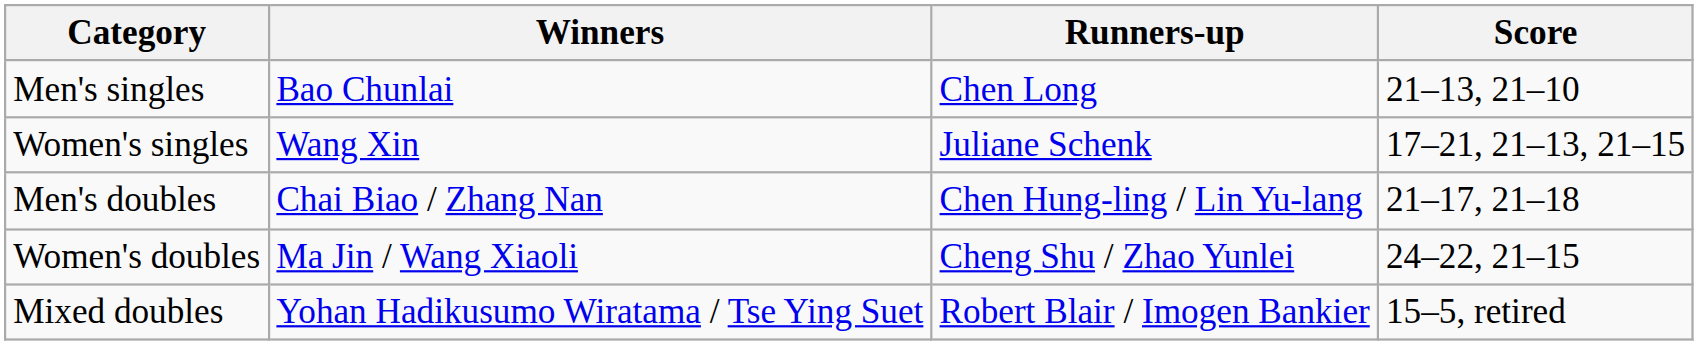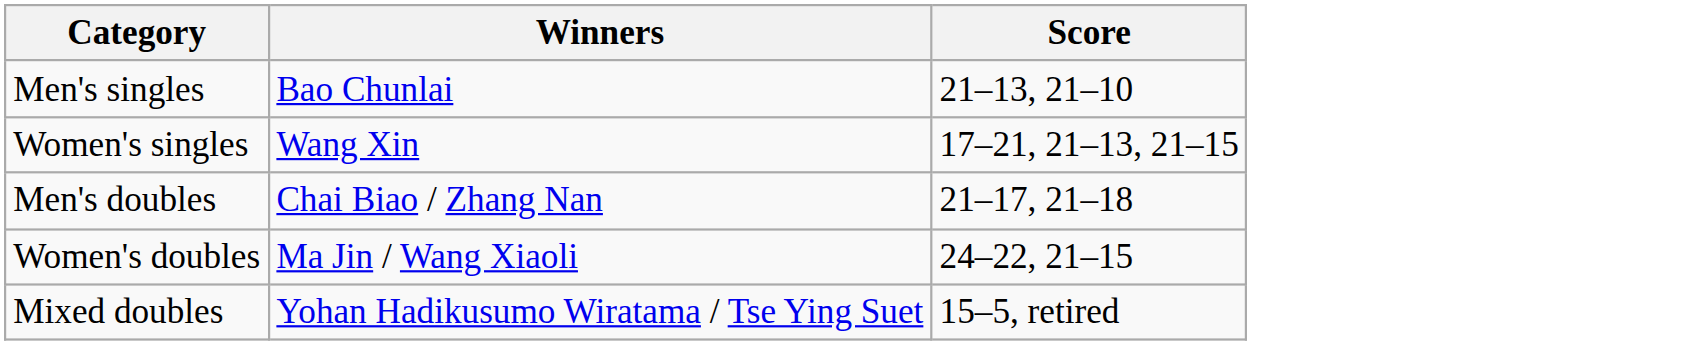- column: (1155, 32)
